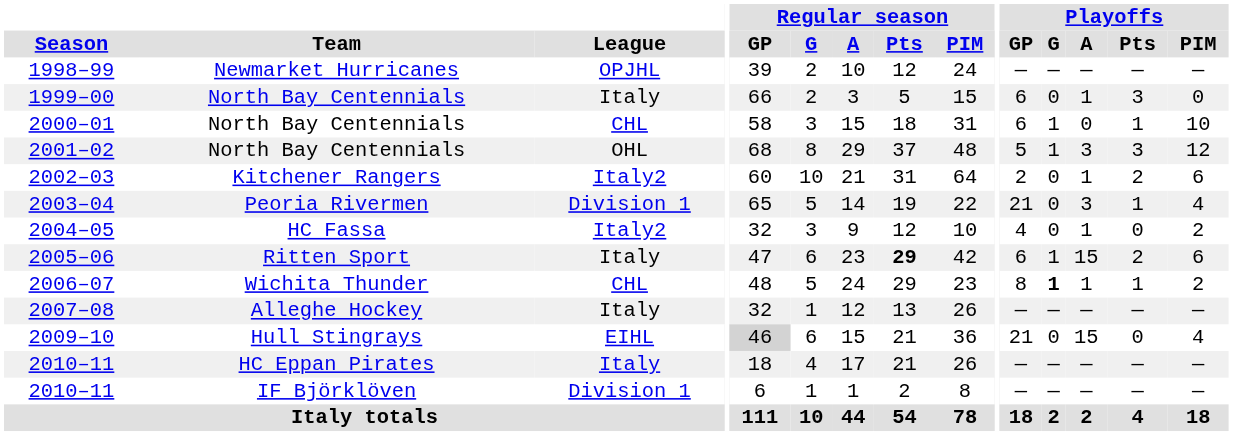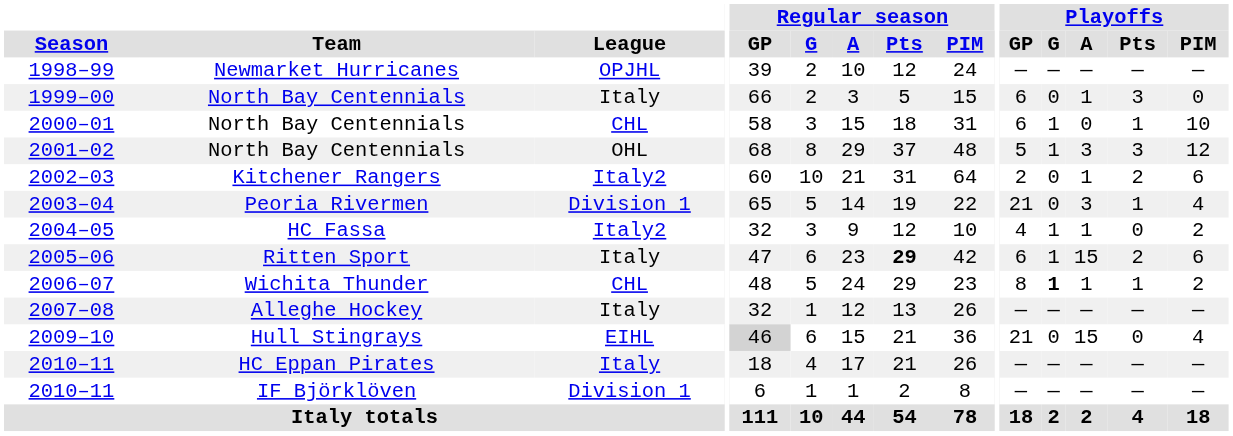(1054, 231) 0 -> (1054, 231) 1
